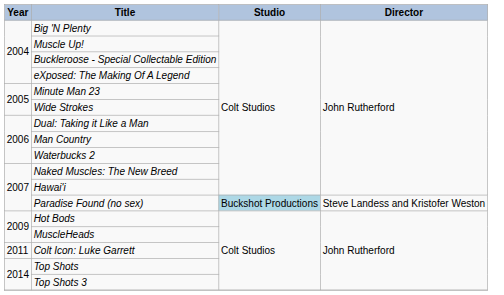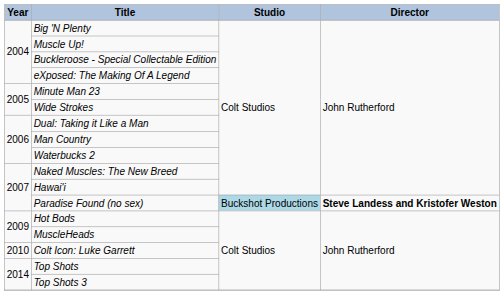(404, 203) normal -> (410, 203) bold
(17, 251) 2011 -> (18, 251) 2010
